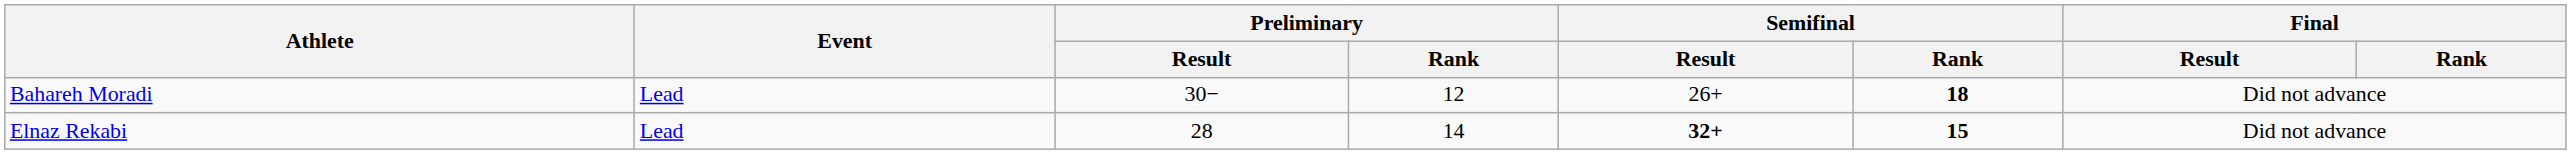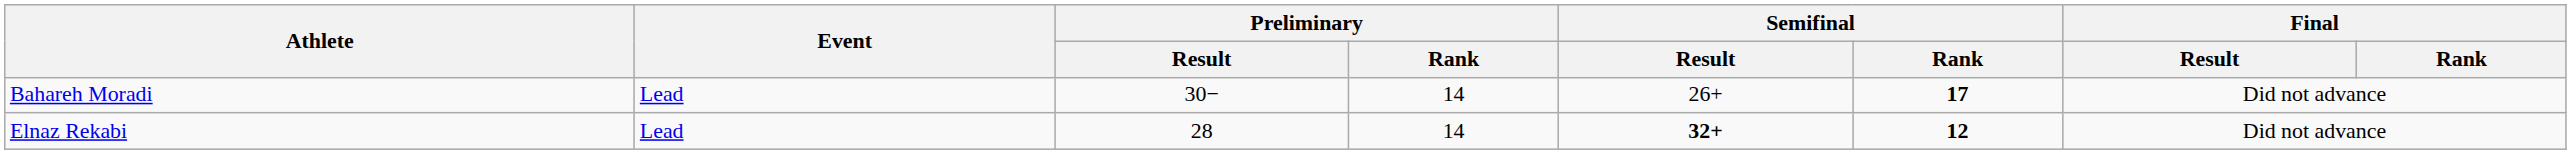(1454, 95) 12 -> (1454, 95) 14
(1958, 95) 18 -> (1958, 95) 17
(1958, 131) 15 -> (1958, 131) 12
